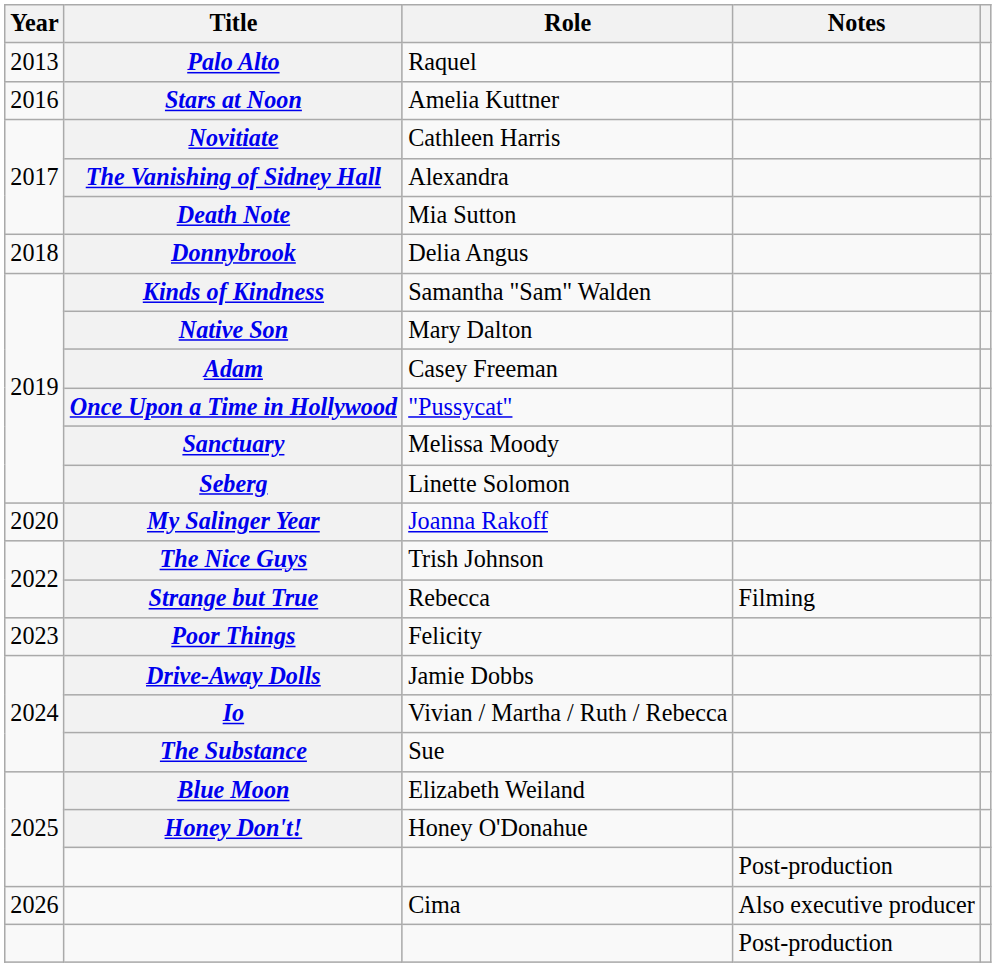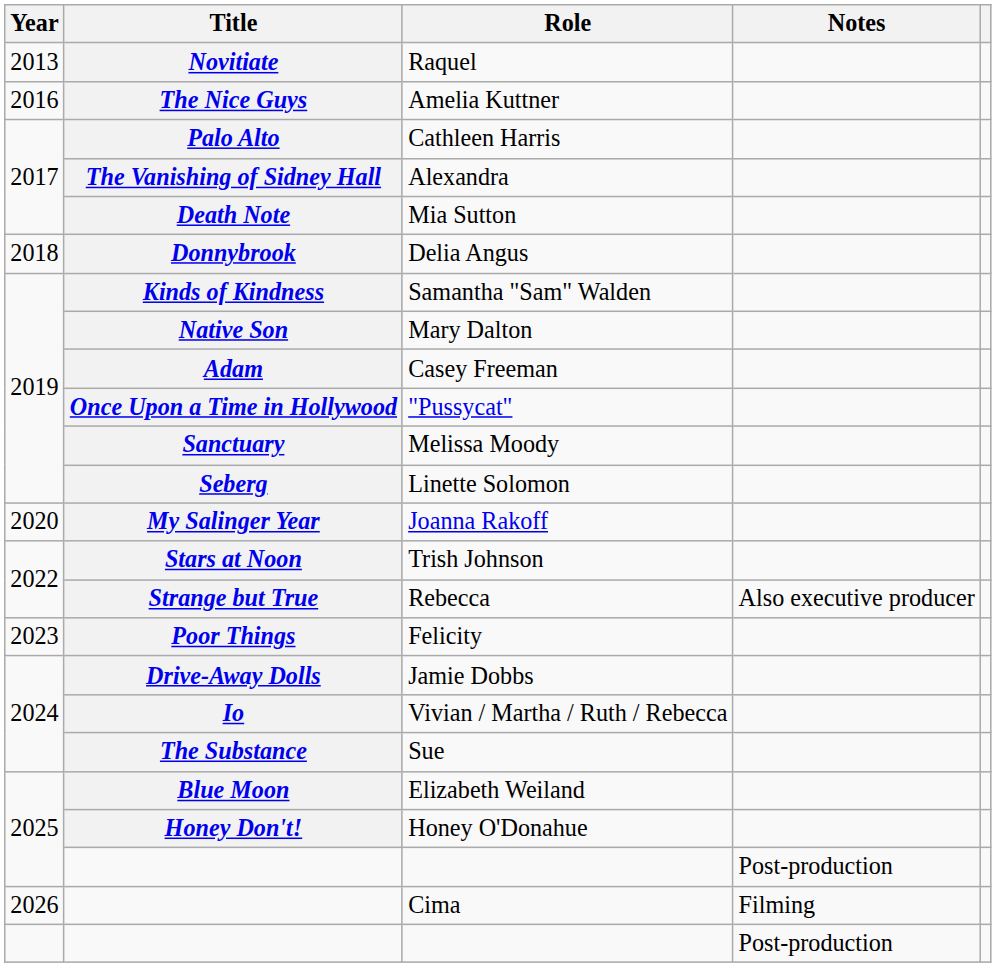(233, 61) Palo Alto -> (233, 61) Novitiate
(233, 100) Stars at Noon -> (233, 100) The Nice Guys
(233, 138) Novitiate -> (233, 138) Palo Alto
(233, 560) The Nice Guys -> (233, 560) Stars at Noon
(777, 598) Filming -> (857, 598) Also executive producer
(857, 904) Also executive producer -> (777, 904) Filming
